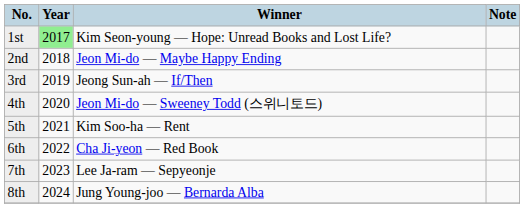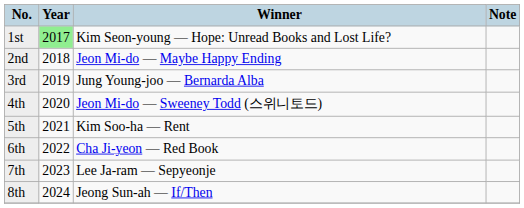(144, 80) Jeong Sun-ah — If/Then -> (170, 80) Jung Young-joo — Bernarda Alba
(170, 192) Jung Young-joo — Bernarda Alba -> (144, 192) Jeong Sun-ah — If/Then
